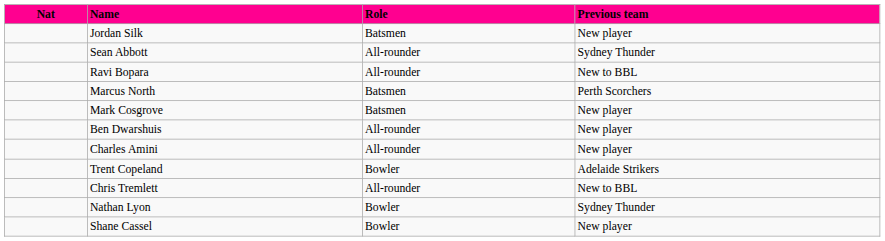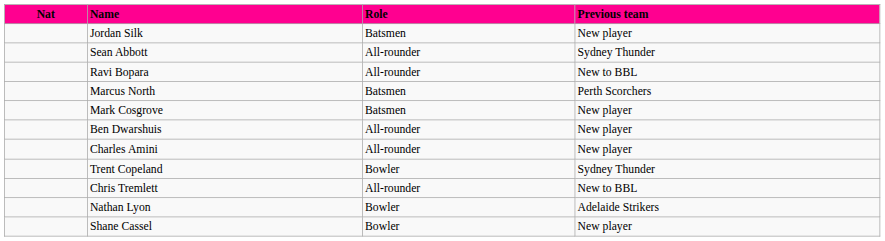(618, 168) Adelaide Strikers -> (616, 168) Sydney Thunder
(616, 207) Sydney Thunder -> (618, 207) Adelaide Strikers
